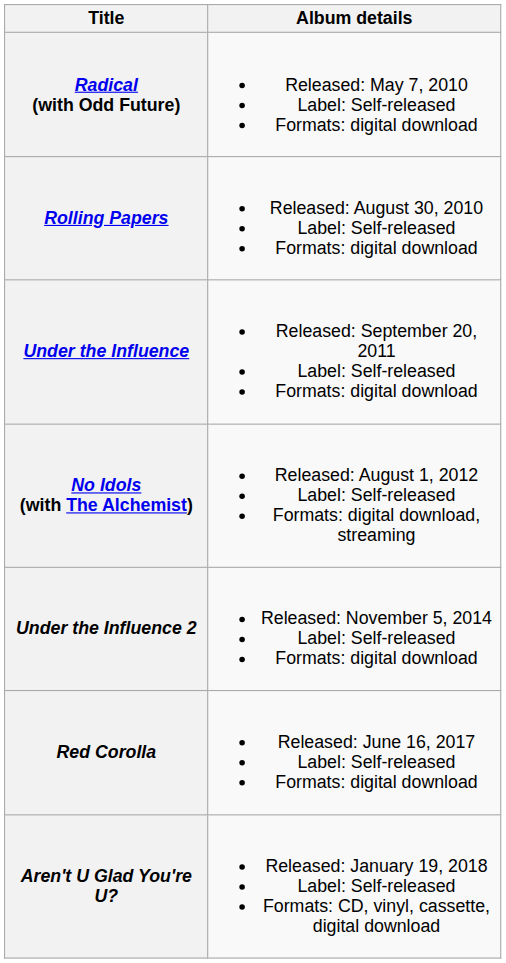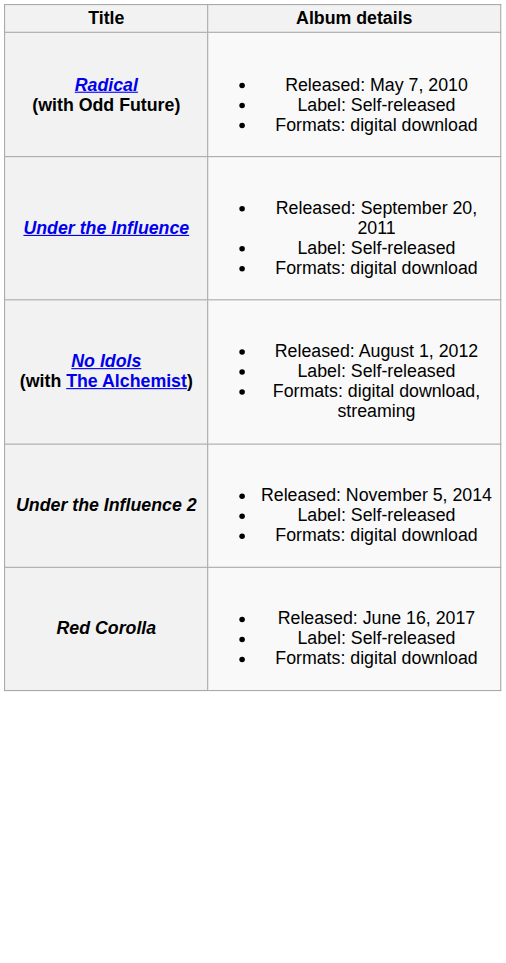- row: (106, 218)
- row: (106, 886)
